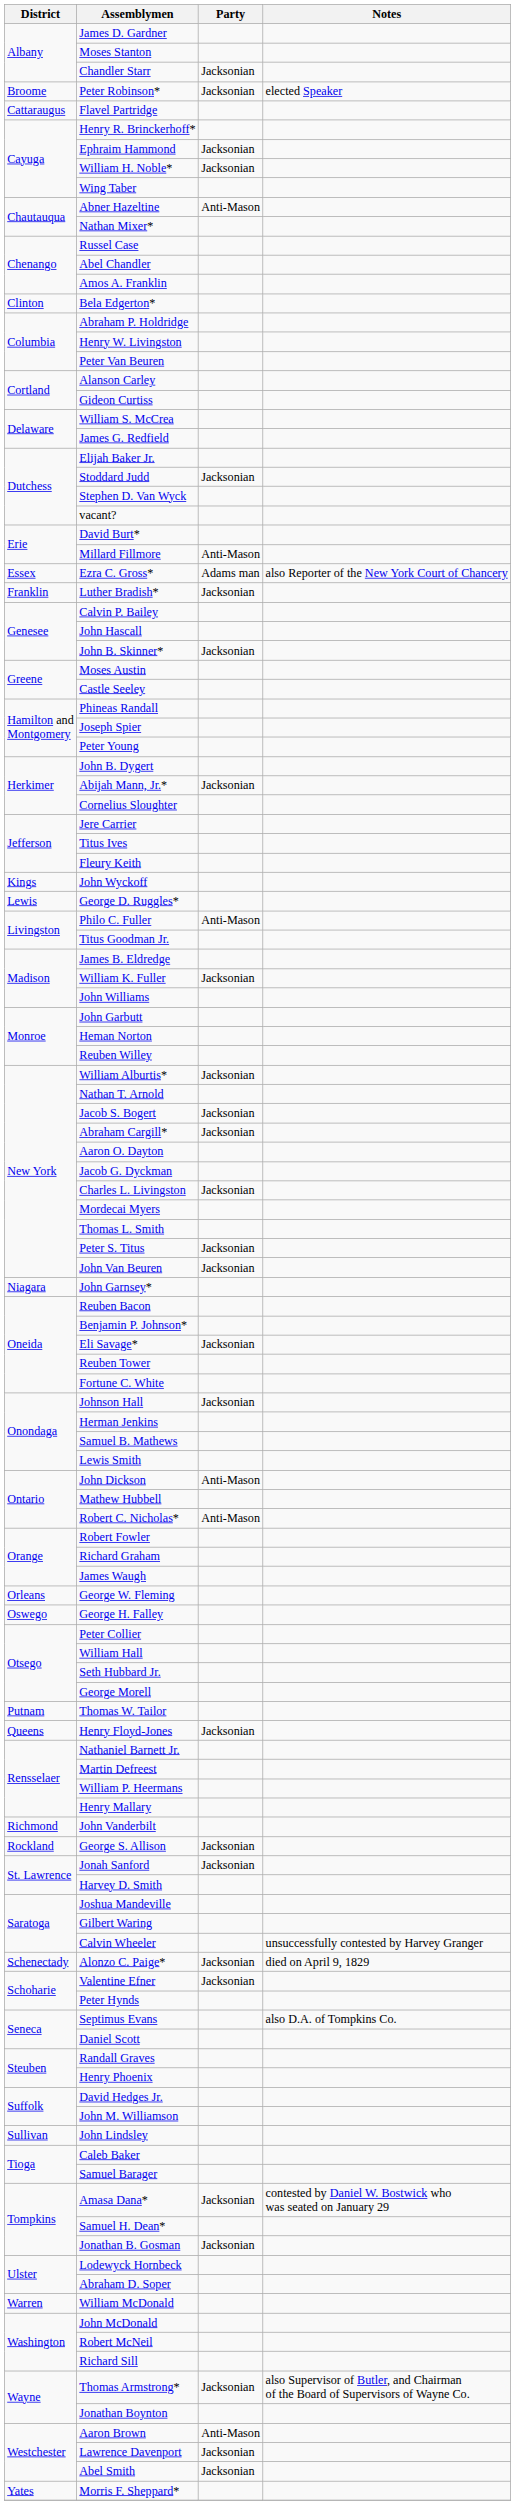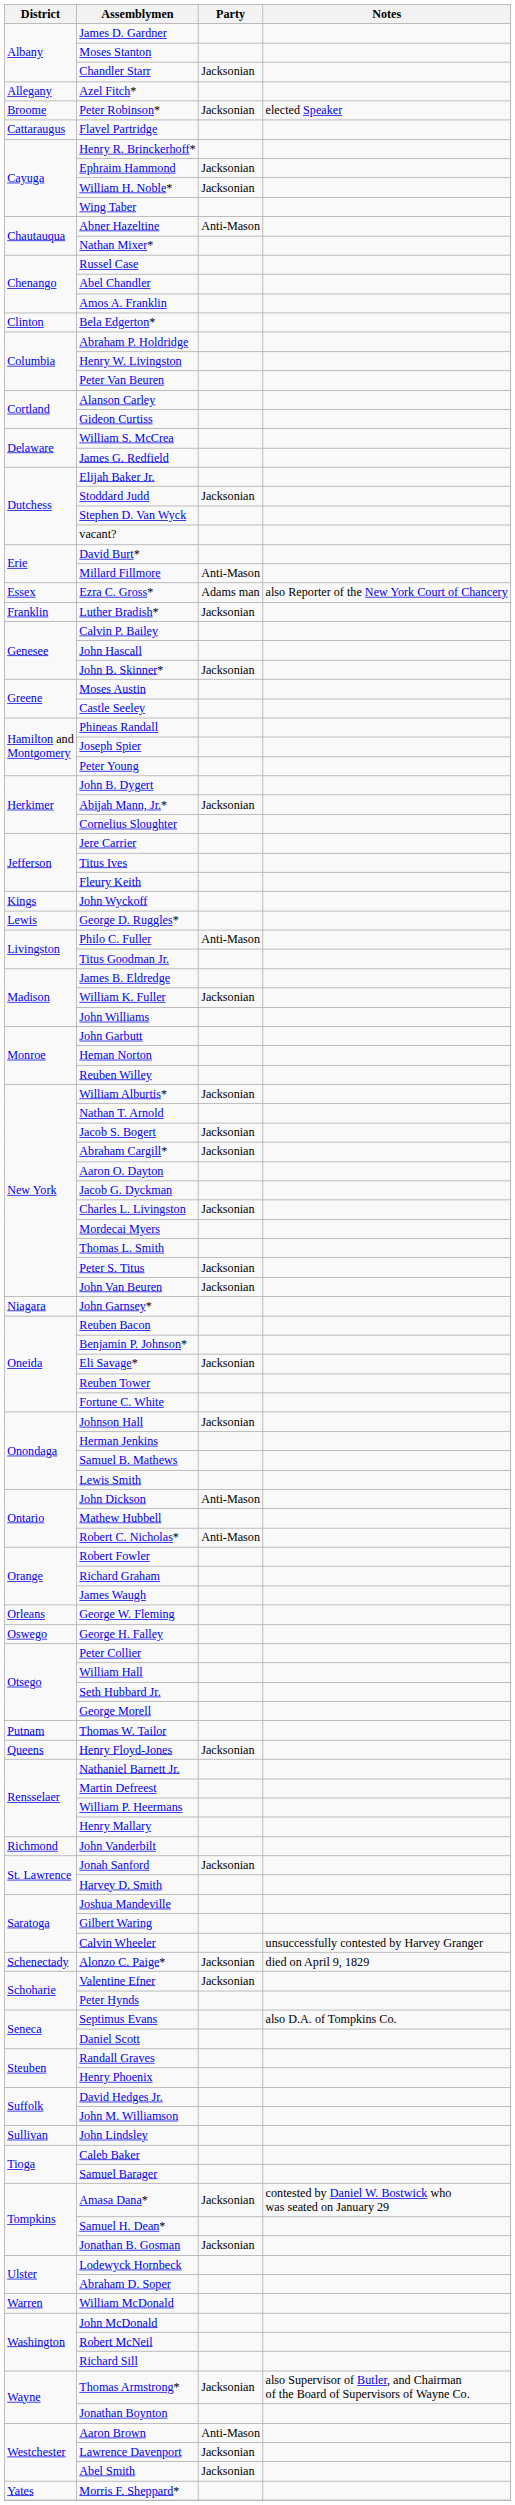+ row: (108, 91)
- row: (123, 1846)
